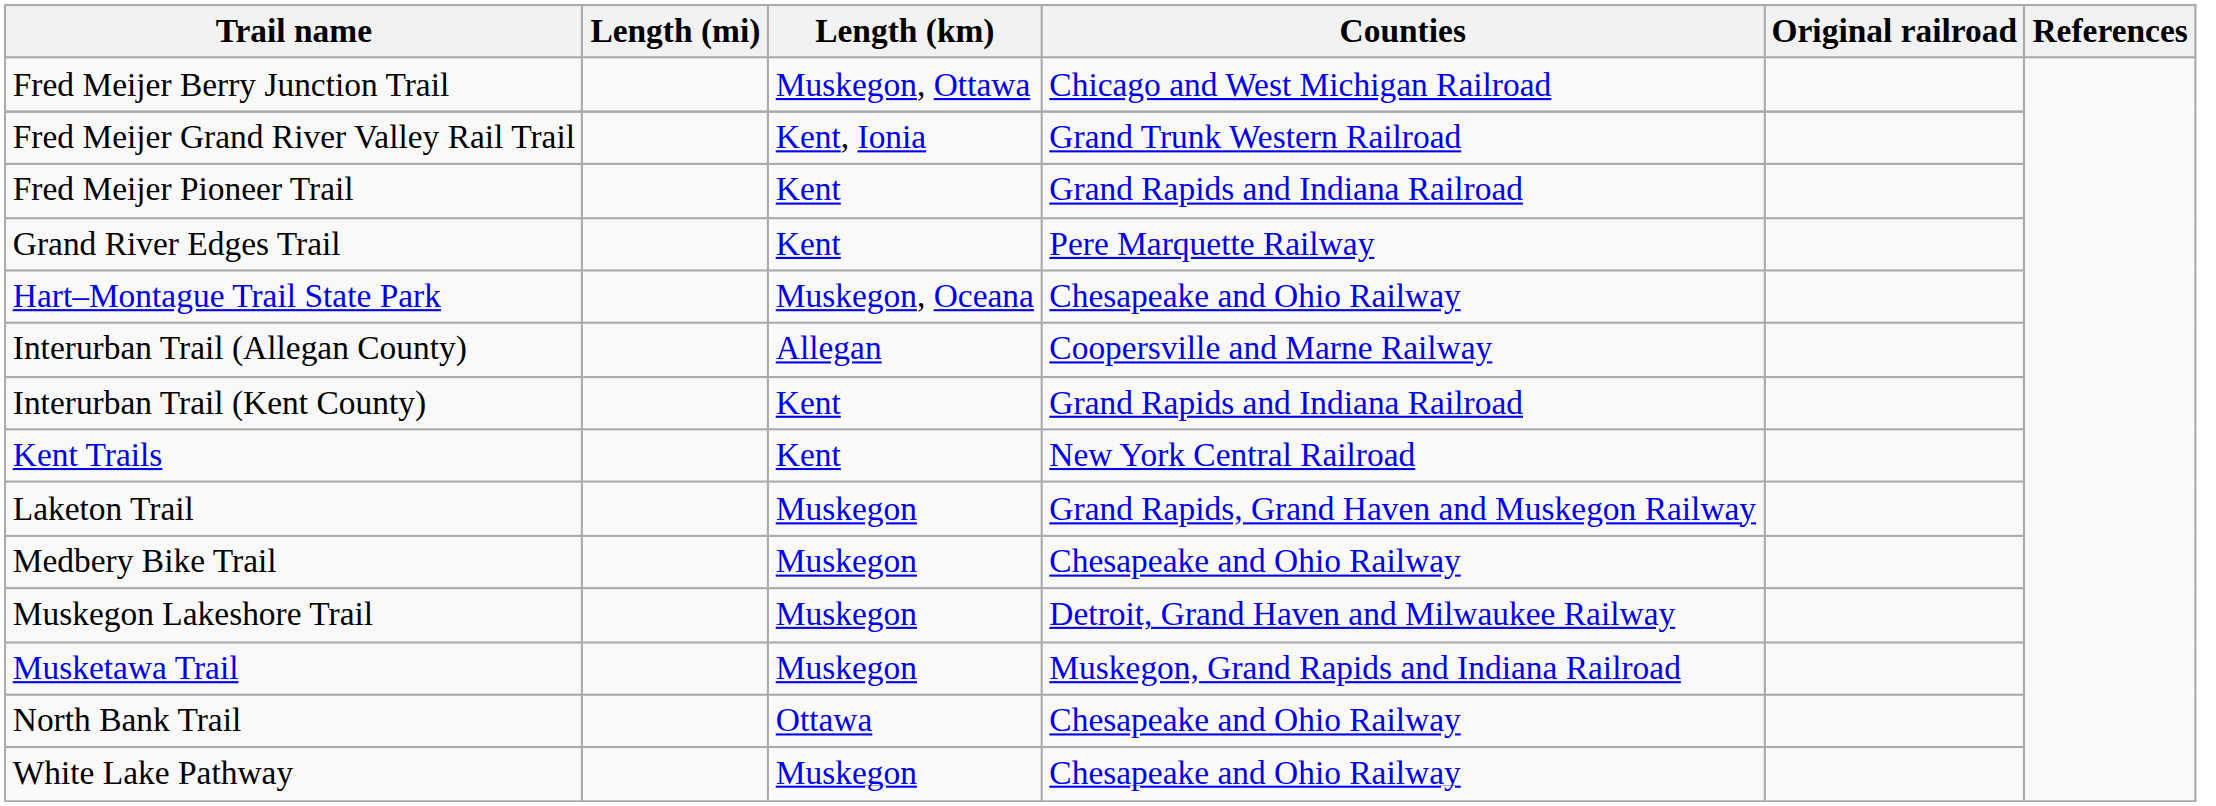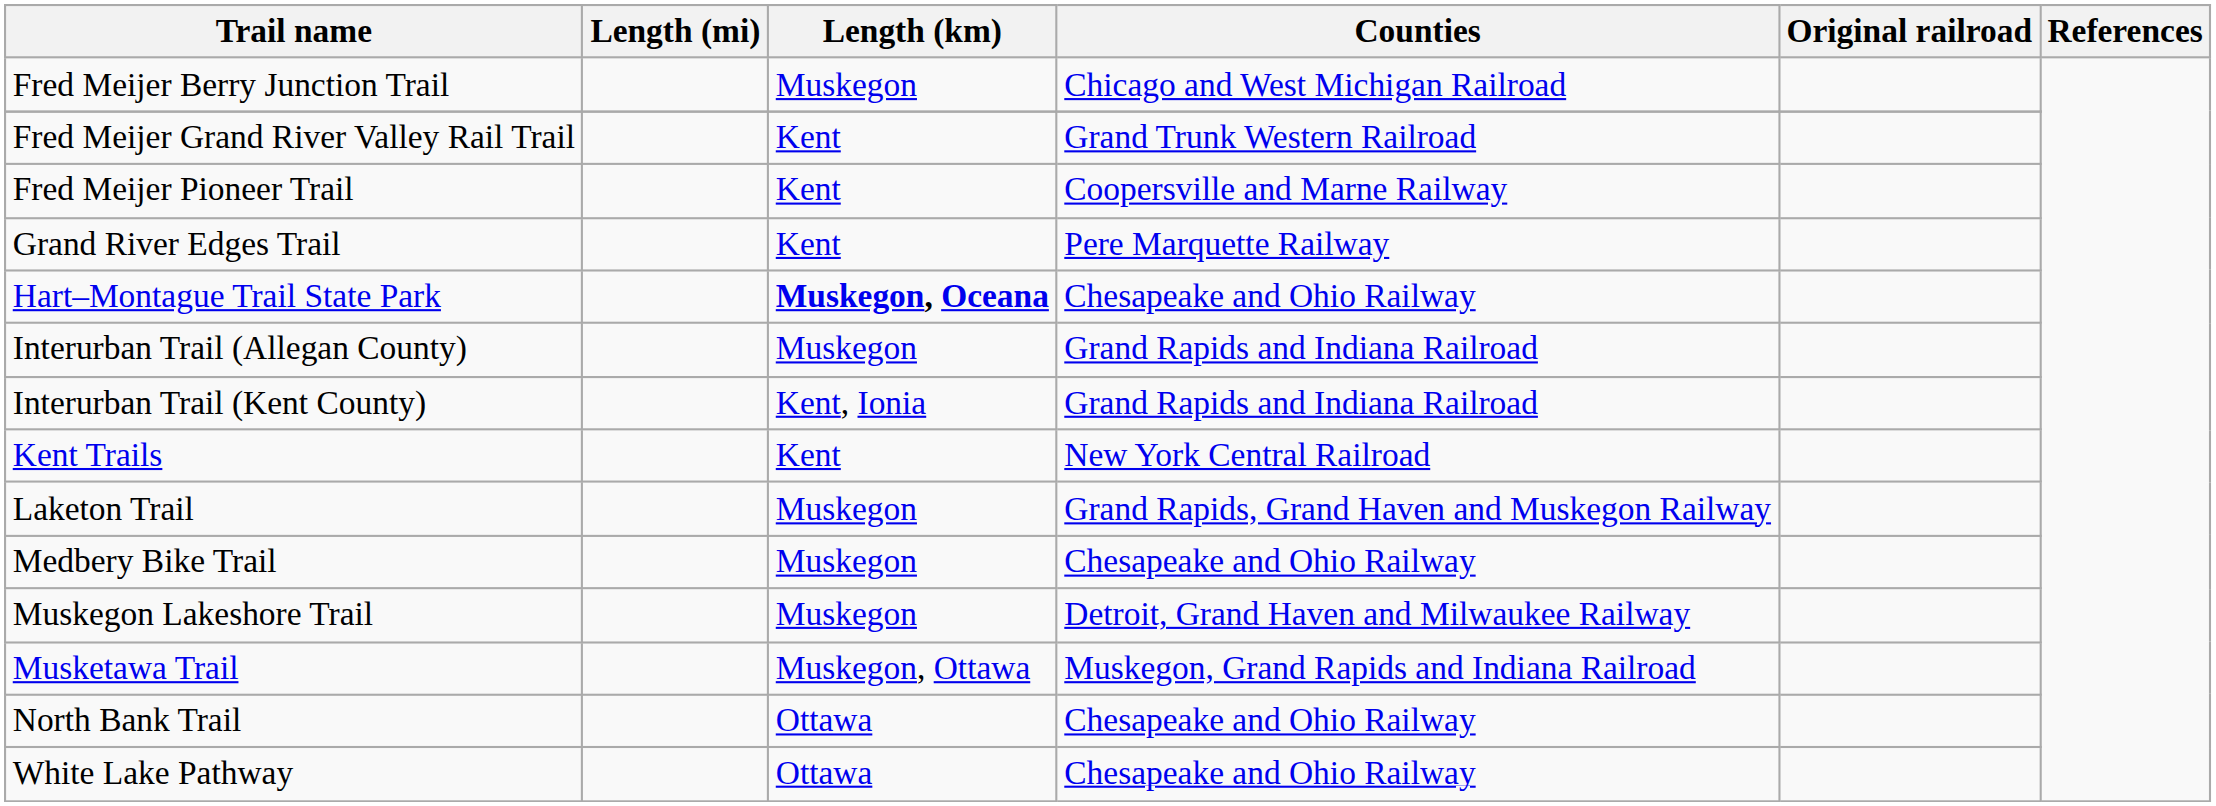(903, 84) Muskegon, Ottawa -> (846, 84) Muskegon
(851, 137) Kent, Ionia -> (808, 137) Kent
(1286, 190) Grand Rapids and Indiana Railroad -> (1286, 190) Coopersville and Marne Railway
(905, 296) normal -> (912, 296) bold
(829, 349) Allegan -> (846, 349) Muskegon
(1271, 349) Coopersville and Marne Railway -> (1301, 349) Grand Rapids and Indiana Railroad
(808, 402) Kent -> (851, 402) Kent, Ionia
(846, 667) Muskegon -> (903, 667) Muskegon, Ottawa
(846, 773) Muskegon -> (824, 773) Ottawa
